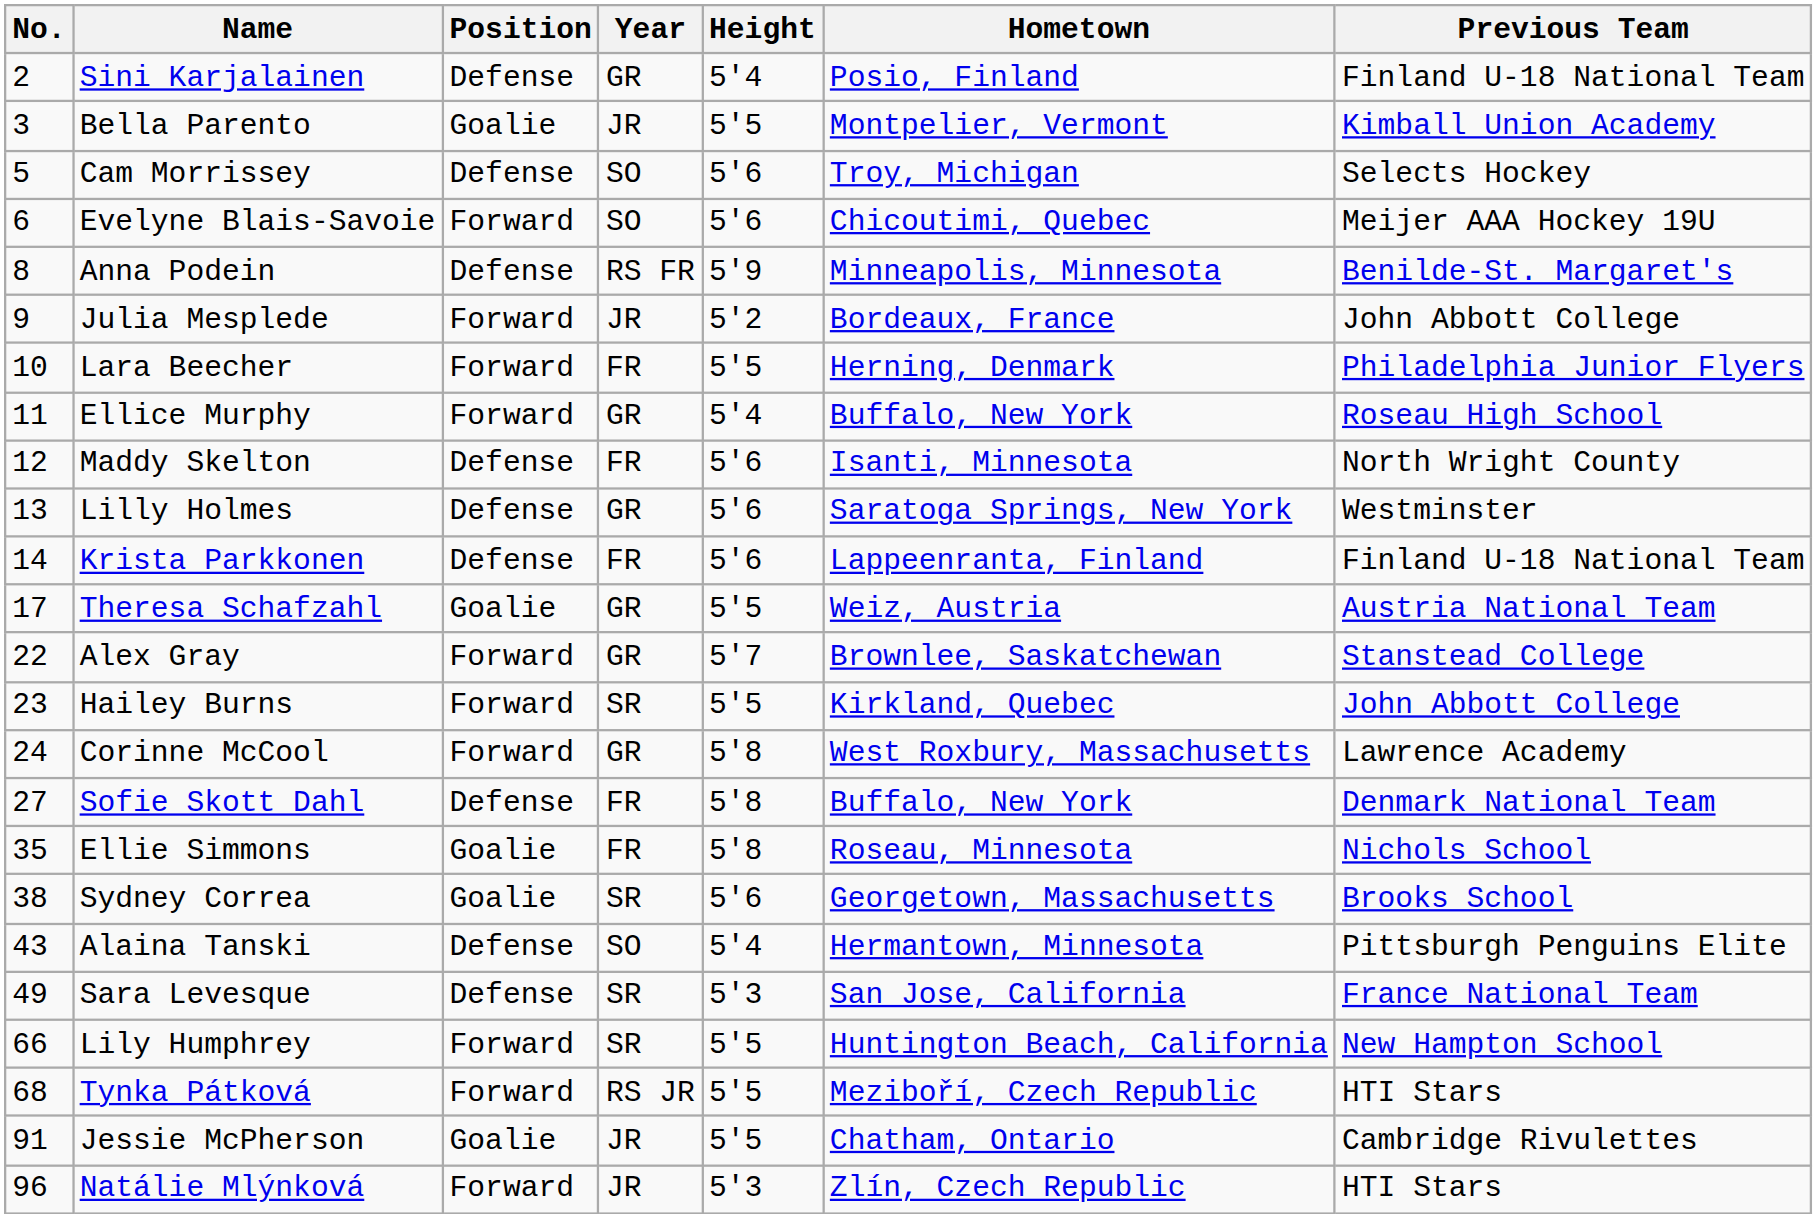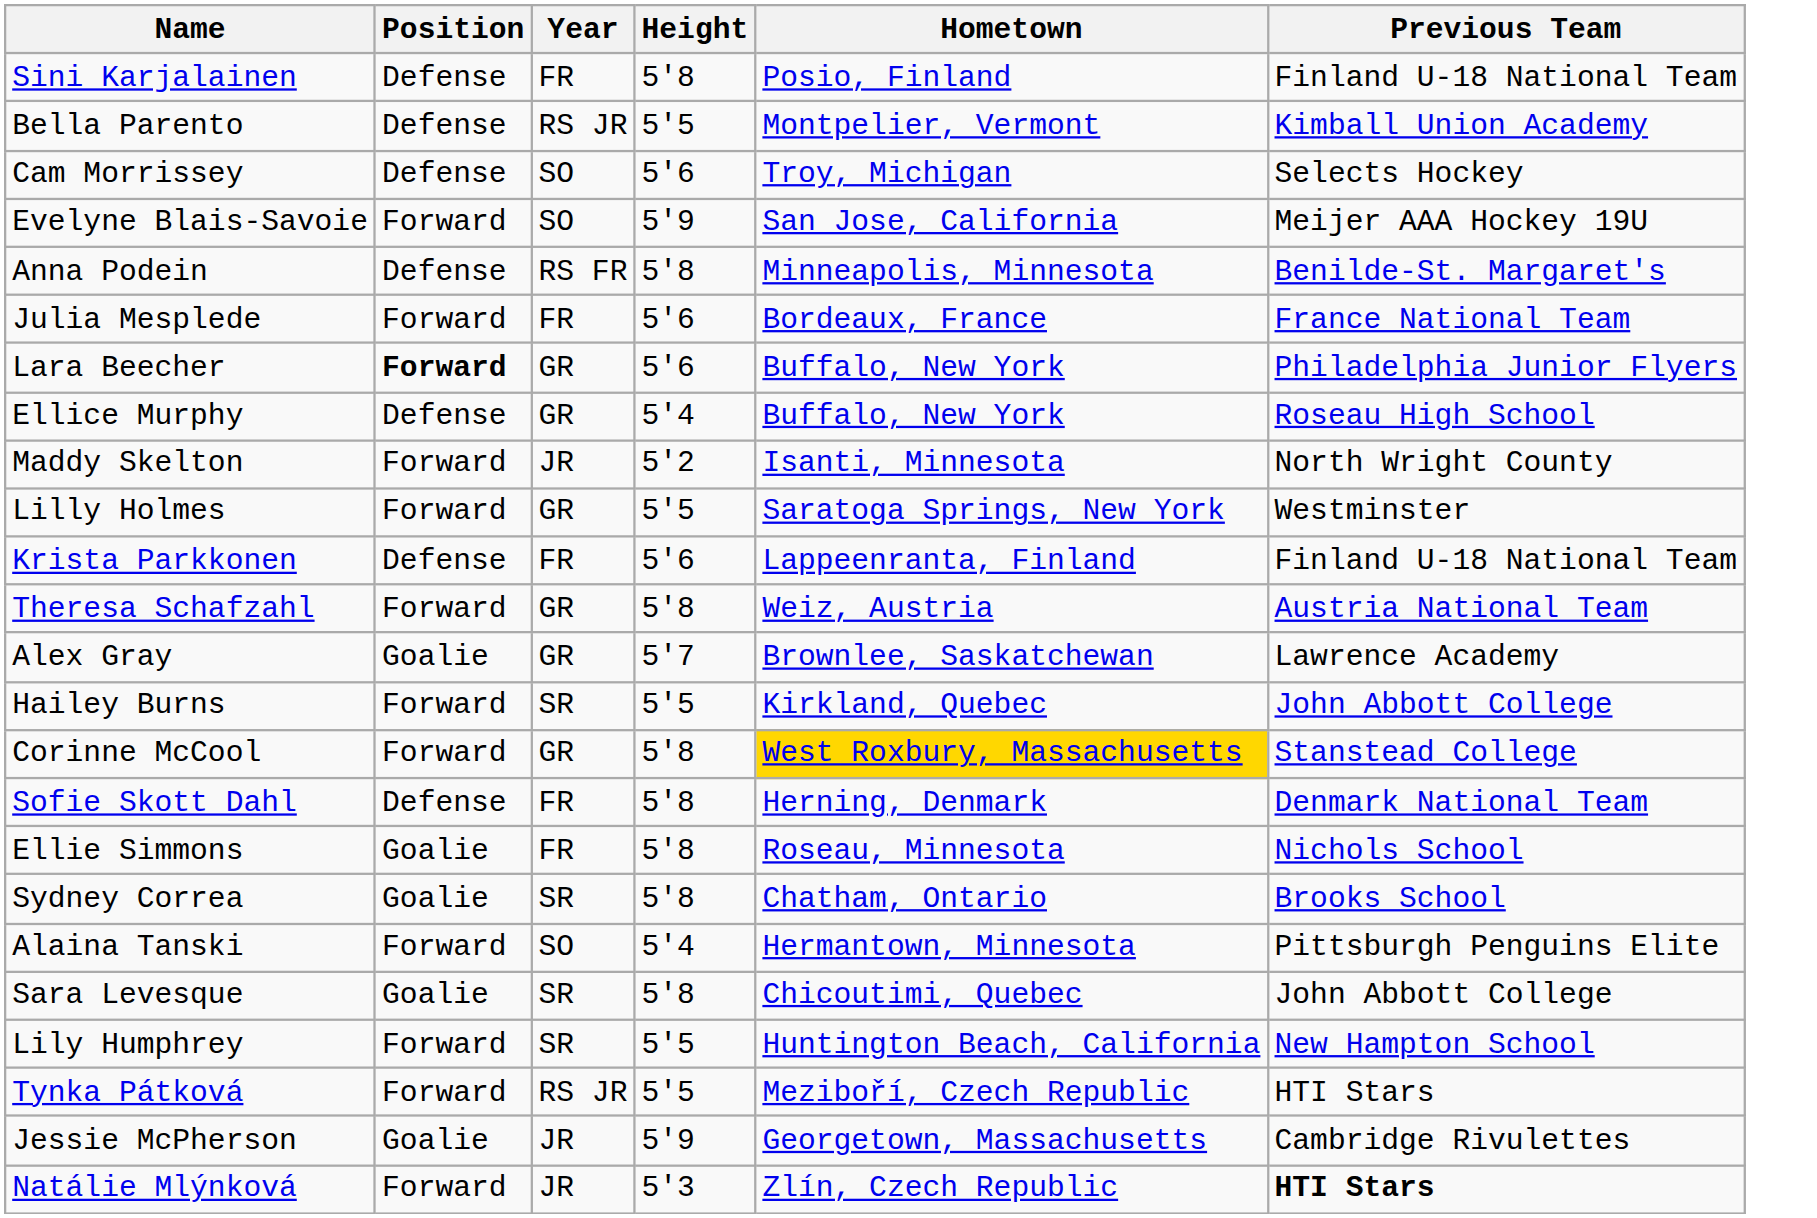- column: (39, 29)
(624, 78) GR -> (556, 78) FR
(736, 78) 5'4 -> (668, 78) 5'8
(503, 126) Goalie -> (444, 126) Defense
(624, 126) JR -> (583, 126) RS JR
(736, 223) 5'6 -> (668, 223) 5'9
(990, 223) Chicoutimi, Quebec -> (940, 223) San Jose, California
(736, 271) 5'9 -> (668, 271) 5'8
(624, 319) JR -> (556, 319) FR
(736, 319) 5'2 -> (668, 319) 5'6
(1511, 319) John Abbott College -> (1452, 319) France National Team
(512, 367) normal -> (444, 367) bold
(624, 367) FR -> (556, 367) GR
(736, 367) 5'5 -> (668, 367) 5'6
(972, 367) Herning, Denmark -> (914, 367) Buffalo, New York
(512, 416) Forward -> (444, 416) Defense
(512, 464) Defense -> (444, 464) Forward
(624, 464) FR -> (556, 464) JR
(736, 464) 5'6 -> (668, 464) 5'2
(512, 512) Defense -> (444, 512) Forward
(736, 512) 5'6 -> (668, 512) 5'5
(503, 609) Goalie -> (444, 609) Forward
(736, 609) 5'5 -> (668, 609) 5'8
(512, 657) Forward -> (435, 657) Goalie
(1493, 657) Stanstead College -> (1417, 657) Lawrence Academy
(1070, 754) no background -> (1003, 754) gold background
(1484, 754) Lawrence Academy -> (1426, 754) Stanstead College
(981, 802) Buffalo, New York -> (905, 802) Herning, Denmark
(736, 899) 5'6 -> (668, 899) 5'8
(1052, 899) Georgetown, Massachusetts -> (905, 899) Chatham, Ontario
(512, 947) Defense -> (444, 947) Forward
(512, 995) Defense -> (435, 995) Goalie
(736, 995) 5'3 -> (668, 995) 5'8
(1008, 995) San Jose, California -> (922, 995) Chicoutimi, Quebec
(1520, 995) France National Team -> (1444, 995) John Abbott College
(736, 1140) 5'5 -> (668, 1140) 5'9
(972, 1140) Chatham, Ontario -> (985, 1140) Georgetown, Massachusetts
(1422, 1189) normal -> (1355, 1189) bold
